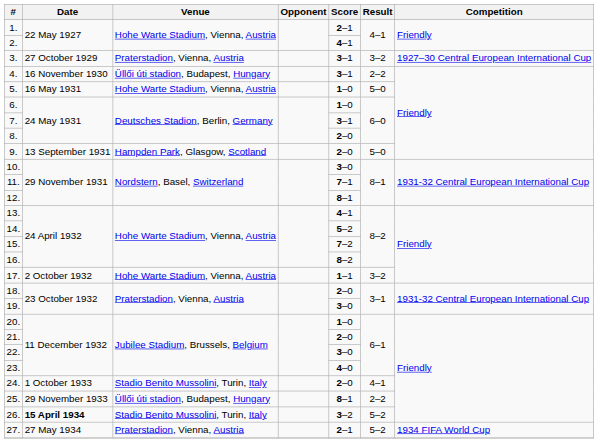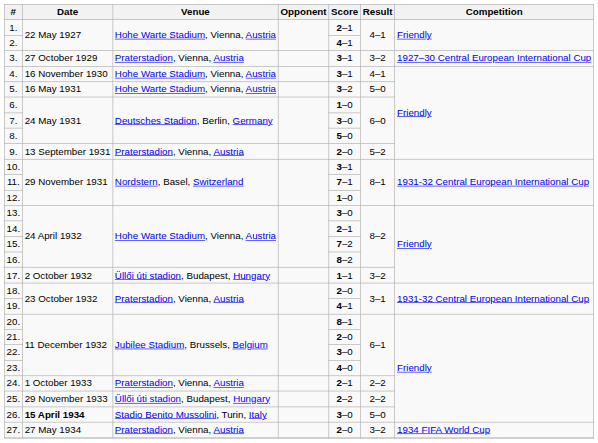(192, 74) Üllői úti stadion, Budapest, Hungary -> (195, 74) Hohe Warte Stadium, Vienna, Austria
(378, 74) 2–2 -> (378, 74) 4–1
(345, 89) 1–0 -> (345, 89) 3–2
(345, 120) 3–1 -> (345, 120) 3–0
(345, 136) 2–0 -> (345, 136) 5–0
(191, 151) Hampden Park, Glasgow, Scotland -> (179, 151) Praterstadion, Vienna, Austria
(378, 151) 5–0 -> (378, 151) 5–2
(345, 167) 3–0 -> (345, 167) 3–1
(345, 197) 8–1 -> (345, 197) 1–0
(345, 213) 4–1 -> (345, 213) 3–0
(345, 228) 5–2 -> (345, 228) 2–1
(195, 275) Hohe Warte Stadium, Vienna, Austria -> (192, 275) Üllői úti stadion, Budapest, Hungary
(345, 306) 3–0 -> (345, 306) 4–1
(345, 321) 1–0 -> (345, 321) 8–1
(191, 383) Stadio Benito Mussolini, Turin, Italy -> (179, 383) Praterstadion, Vienna, Austria
(345, 383) 2–0 -> (345, 383) 2–1
(378, 383) 4–1 -> (378, 383) 2–2
(345, 399) 8–1 -> (345, 399) 2–2
(345, 414) 3–2 -> (345, 414) 3–0
(378, 414) 5–2 -> (378, 414) 5–0
(345, 430) 2–1 -> (345, 430) 2–0
(378, 430) 5–2 -> (378, 430) 3–2
